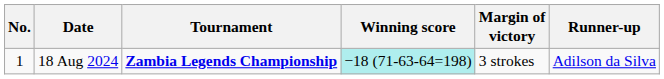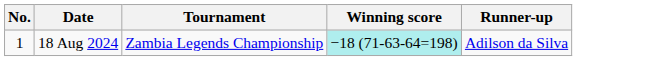- column: (512, 26)
(231, 61) bold -> (224, 43) normal
